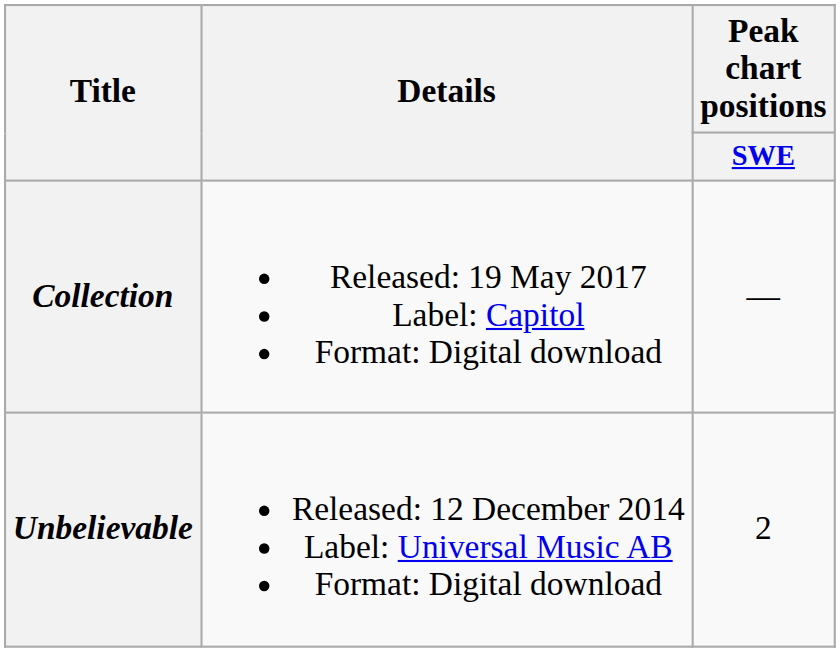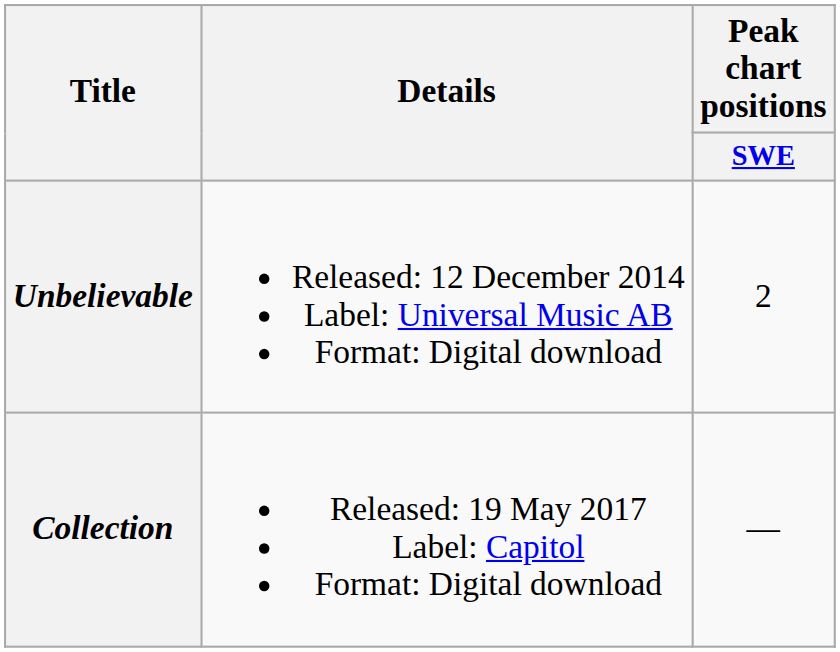rows swapped: (103, 528) <-> (103, 296)
